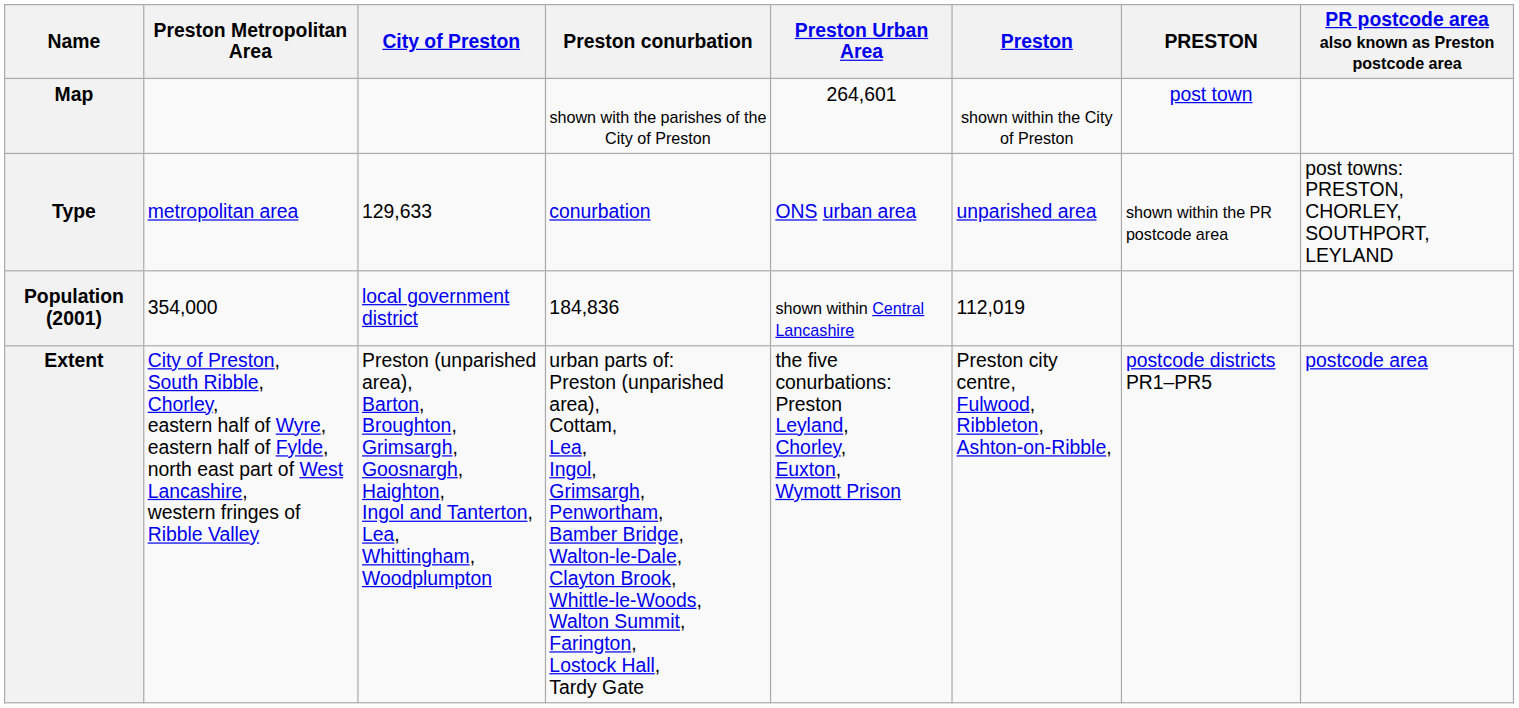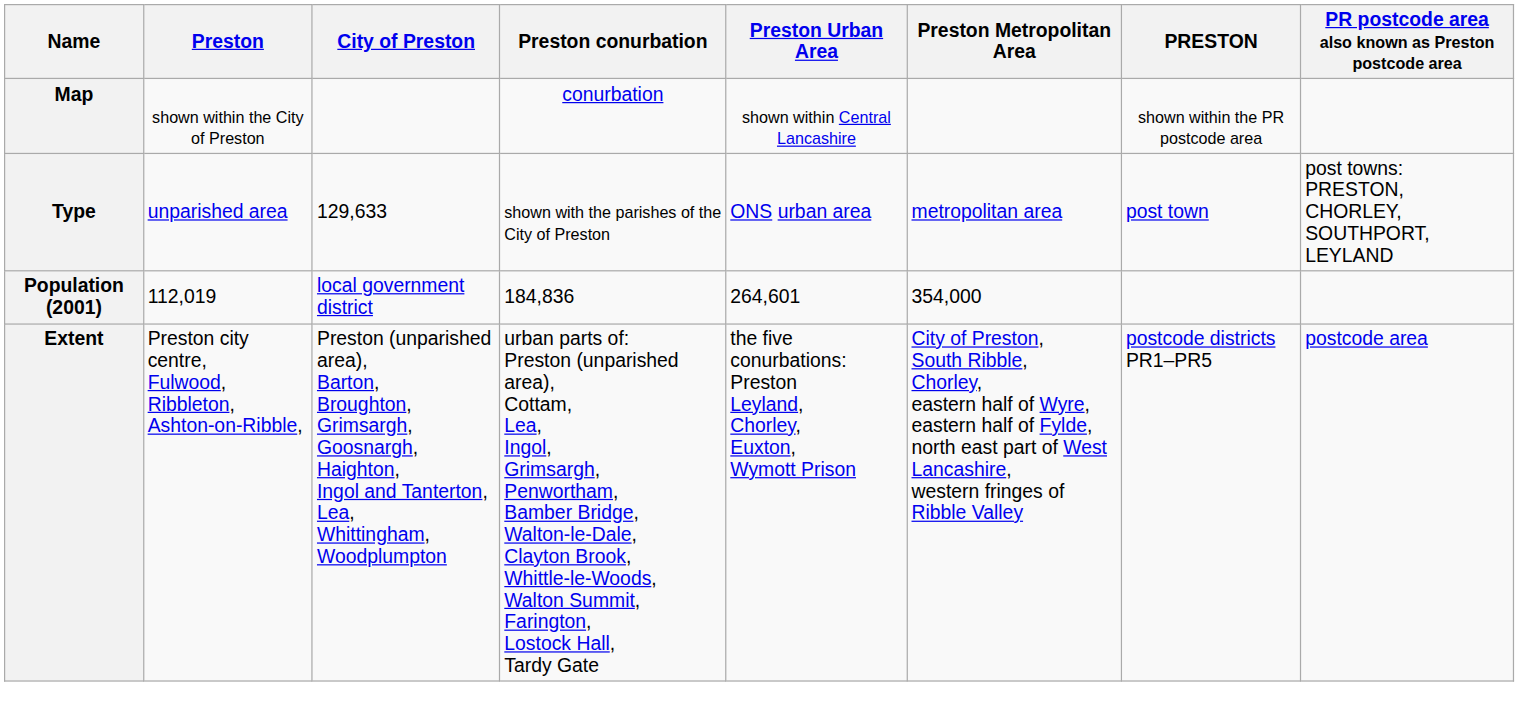columns swapped: (1037, 41) <-> (250, 41)
(658, 127) shown with the parishes of the City of Preston -> (613, 94) conurbation
(862, 94) 264,601 -> (816, 127) shown within Central Lancashire
(1211, 94) post town -> (1211, 127) shown within the PR postcode area
(600, 211) conurbation -> (613, 224) shown with the parishes of the City of Preston
(1199, 224) shown within the PR postcode area -> (1167, 211) post town
(850, 320) shown within Central Lancashire -> (765, 297) 264,601
